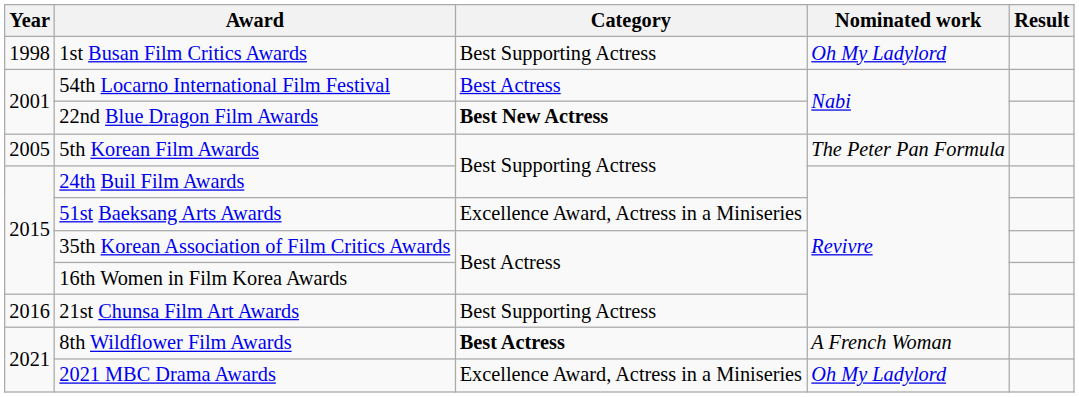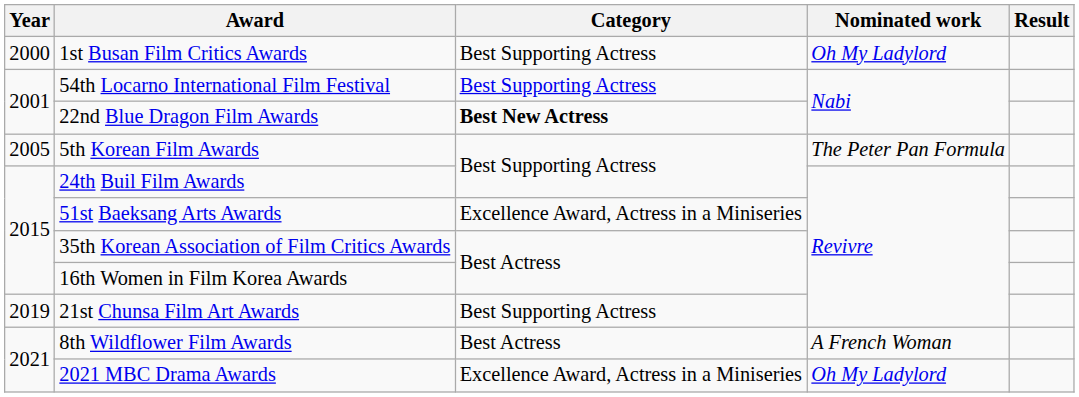(30, 52) 1998 -> (30, 52) 2000
(510, 85) Best Actress -> (558, 85) Best Supporting Actress
(30, 310) 2016 -> (30, 310) 2019
(512, 342) bold -> (510, 342) normal
